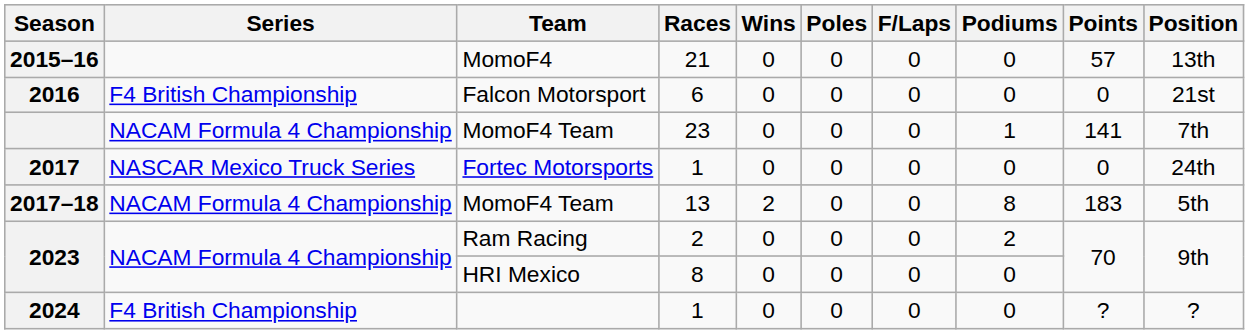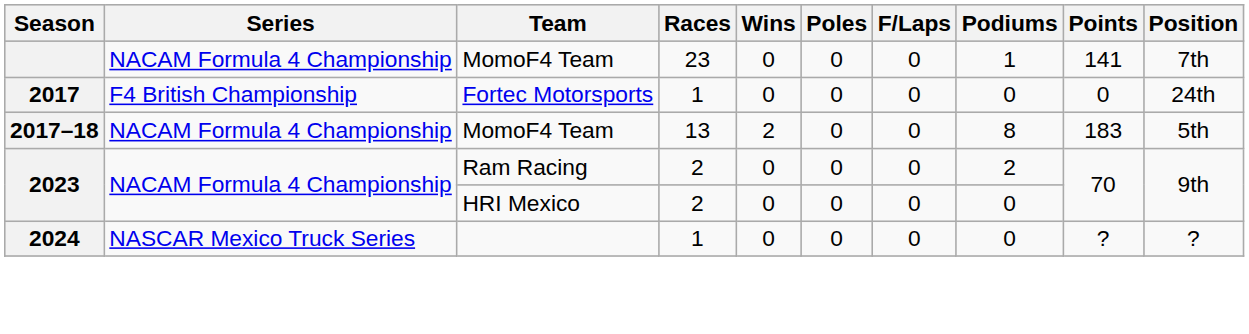- row: (54, 59)
- row: (54, 95)
(262, 167) NASCAR Mexico Truck Series -> (233, 95) F4 British Championship
(697, 275) 8 -> (697, 203) 2
(233, 311) F4 British Championship -> (262, 239) NASCAR Mexico Truck Series
